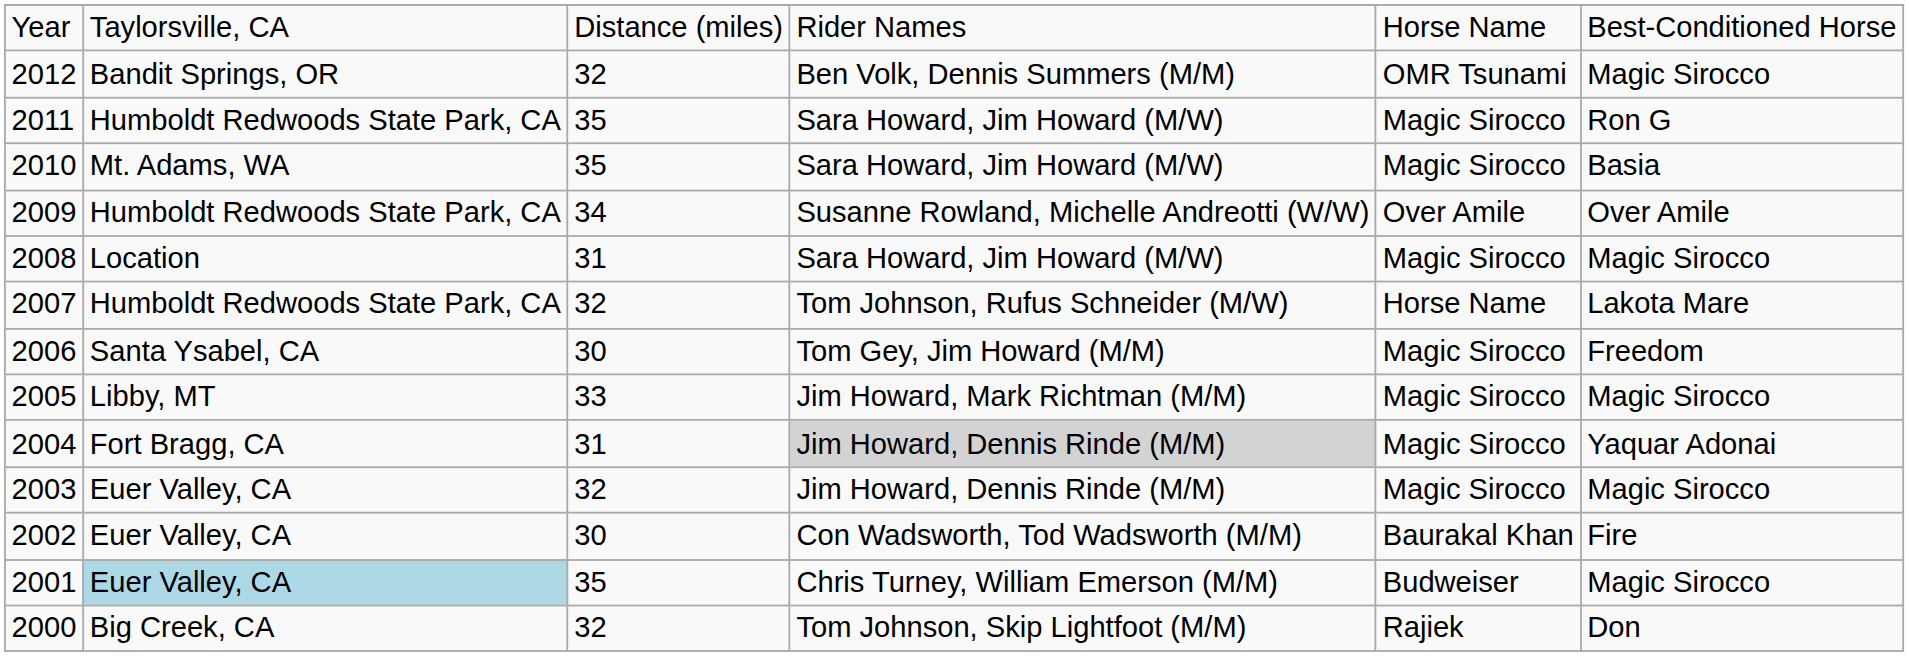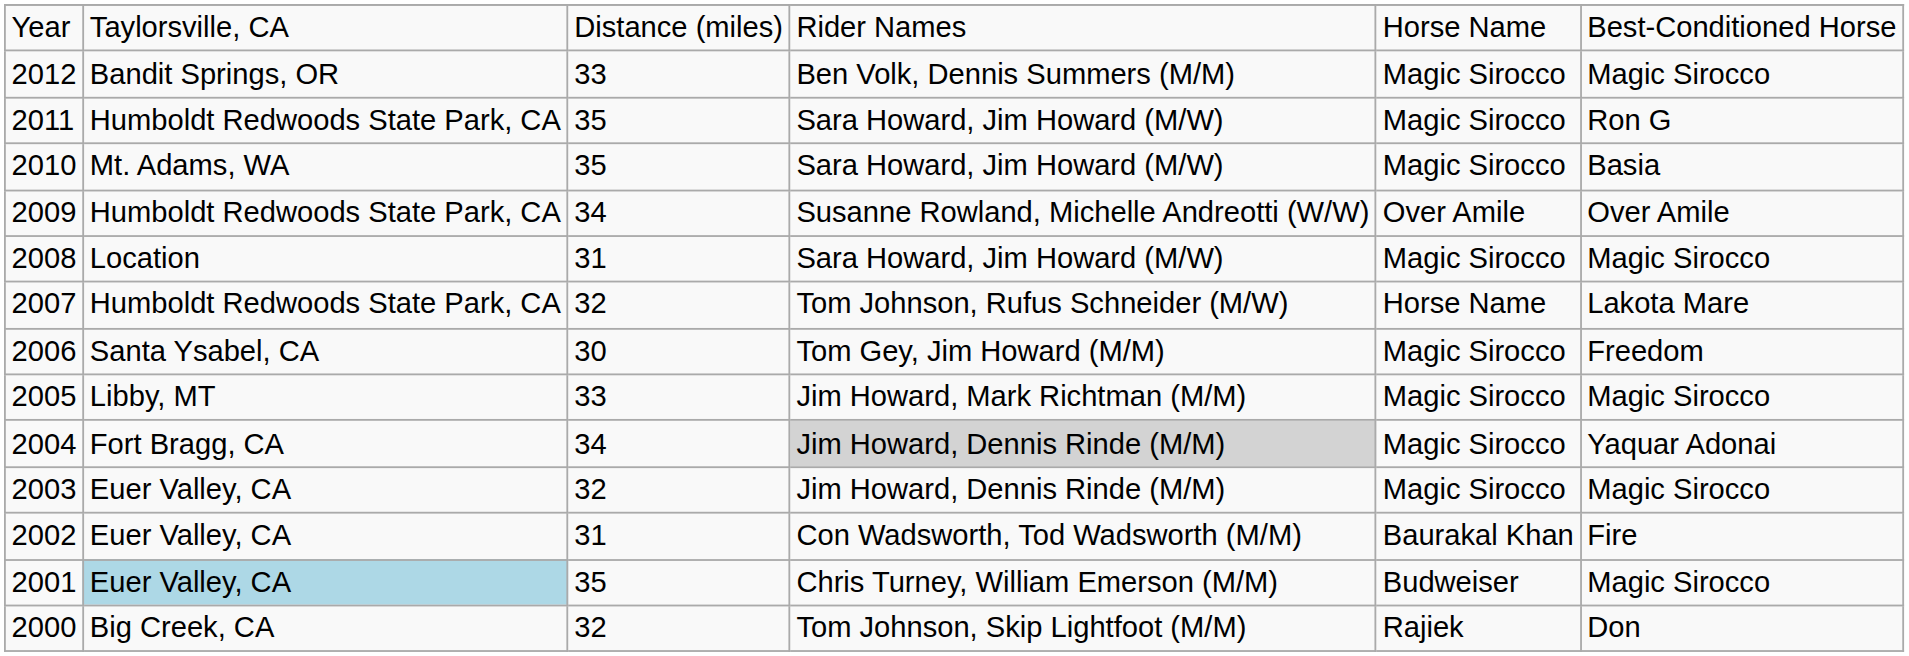(590, 73) 32 -> (590, 73) 33
(1475, 73) OMR Tsunami -> (1474, 73) Magic Sirocco
(590, 443) 31 -> (590, 443) 34
(590, 535) 30 -> (590, 535) 31
